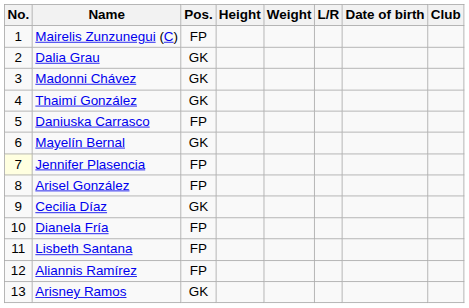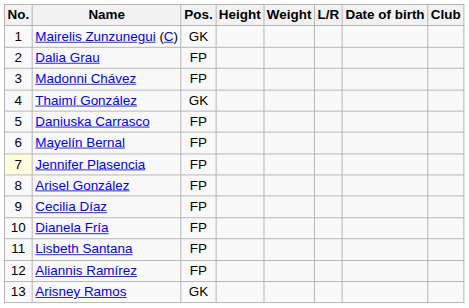(198, 36) FP -> (198, 36) GK
(198, 57) GK -> (198, 57) FP
(198, 79) GK -> (198, 79) FP
(198, 143) GK -> (198, 143) FP
(198, 206) GK -> (198, 206) FP
